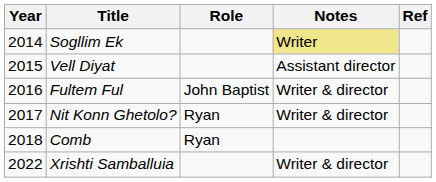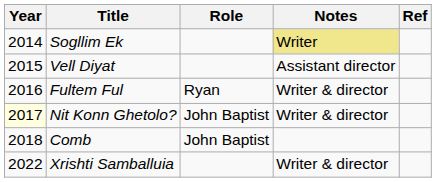(226, 90) John Baptist -> (202, 90) Ryan
(25, 115) no background -> (25, 115) lightyellow background
(202, 115) Ryan -> (226, 115) John Baptist
(202, 139) Ryan -> (226, 139) John Baptist
